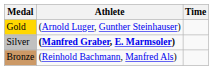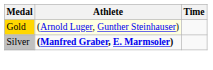(110, 27) no background -> (108, 27) lightyellow background
- row: (20, 57)
